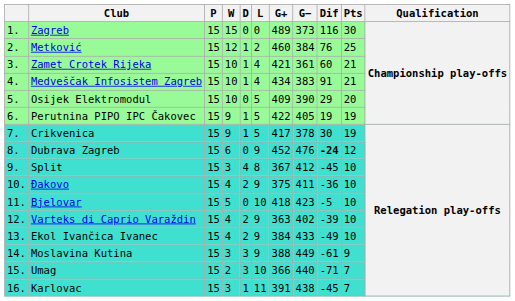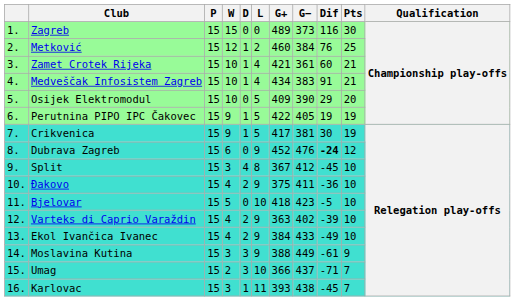(305, 133) 378 -> (305, 133) 381
(305, 270) 440 -> (305, 270) 437
(281, 288) 391 -> (281, 288) 393
